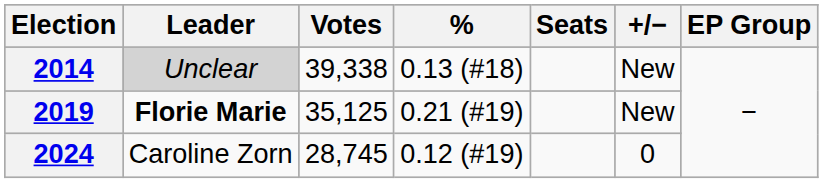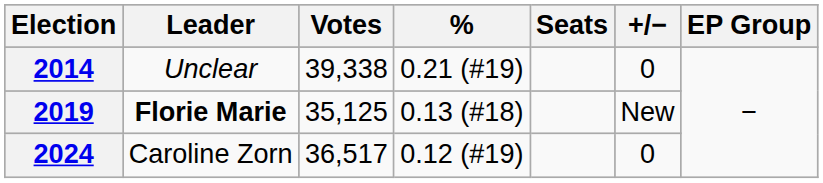(211, 68) lightgrey background -> (211, 68) no background
(462, 68) 0.13 (#18) -> (462, 68) 0.21 (#19)
(648, 68) New -> (648, 68) 0
(462, 111) 0.21 (#19) -> (462, 111) 0.13 (#18)
(346, 154) 28,745 -> (346, 154) 36,517
